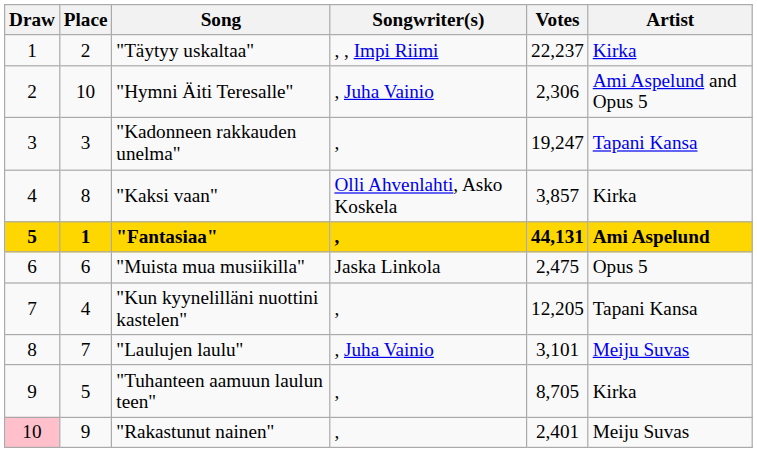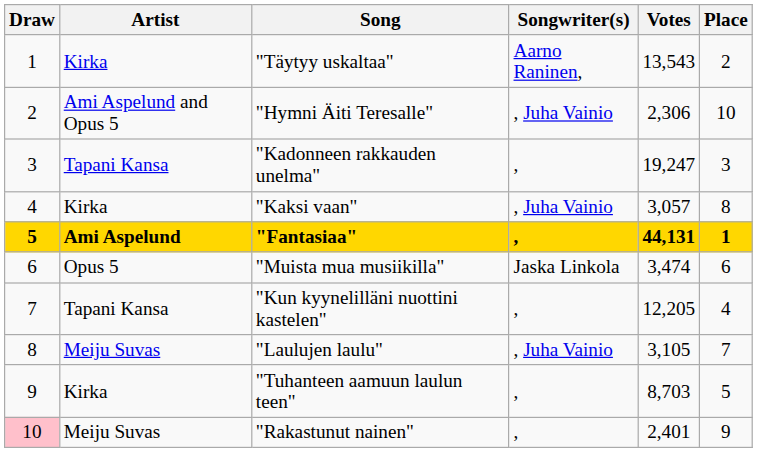columns swapped: (670, 19) <-> (86, 19)
(386, 50) , , Impi Riimi -> (548, 60) Aarno Raninen,
(557, 50) 22,237 -> (669, 60) 13,543
(418, 195) Olli Ahvenlahti, Asko Koskela -> (563, 206) , Juha Vainio
(557, 195) 3,857 -> (669, 206) 3,057
(557, 267) 2,475 -> (669, 267) 3,474
(557, 349) 3,101 -> (669, 349) 3,105
(557, 390) 8,705 -> (669, 390) 8,703
